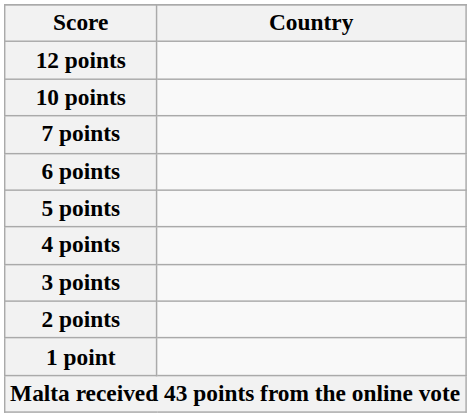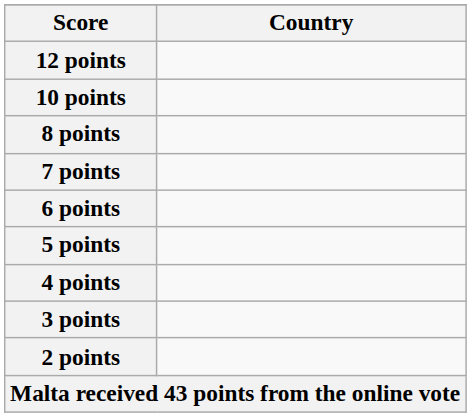+ row: (81, 134)
- row: (81, 356)
